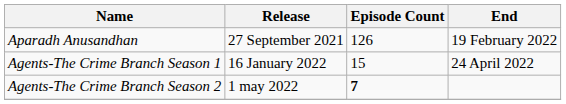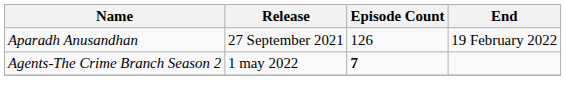- row: (115, 63)
